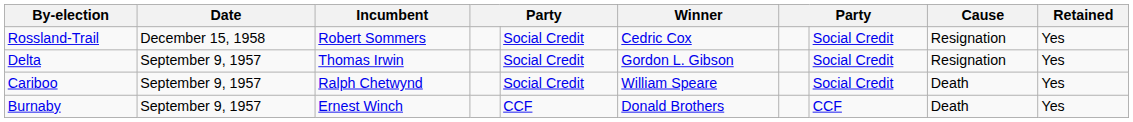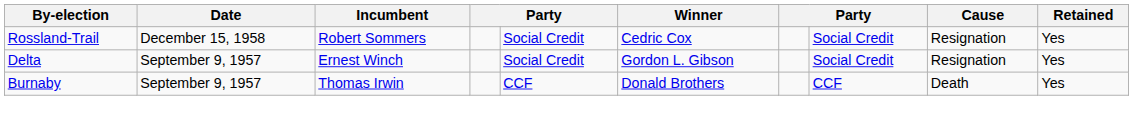(361, 60) Thomas Irwin -> (361, 60) Ernest Winch
- row: (33, 83)
(361, 106) Ernest Winch -> (361, 83) Thomas Irwin
